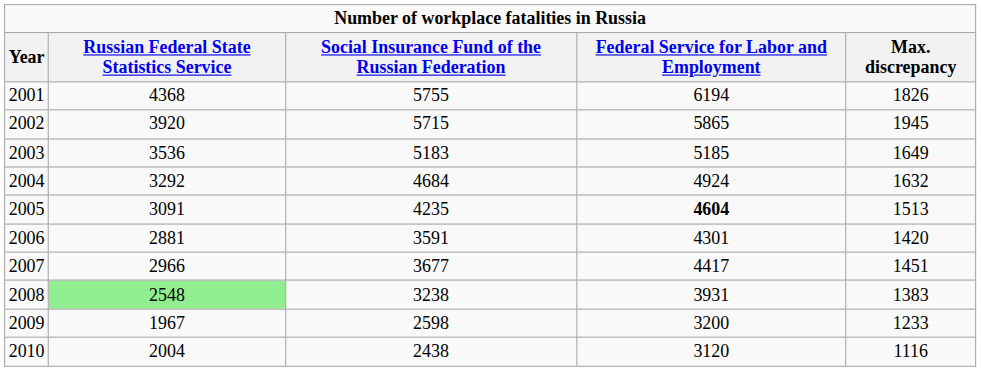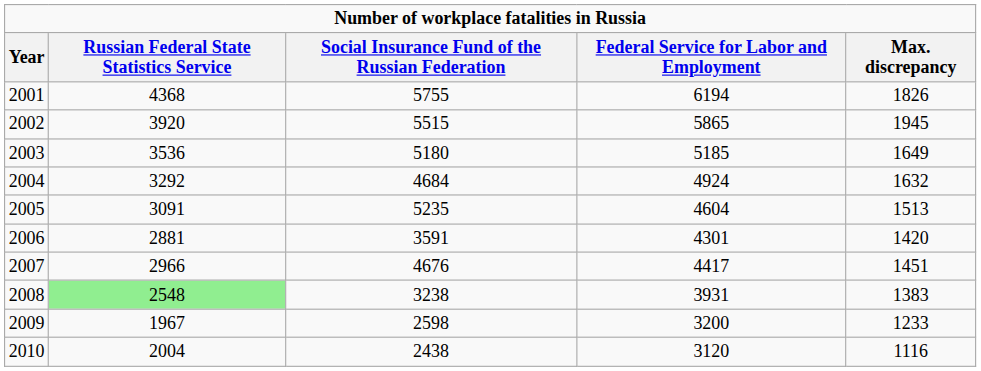(431, 124) 5715 -> (431, 124) 5515
(431, 152) 5183 -> (431, 152) 5180
(431, 209) 4235 -> (431, 209) 5235
(711, 209) bold -> (711, 209) normal
(431, 266) 3677 -> (431, 266) 4676
